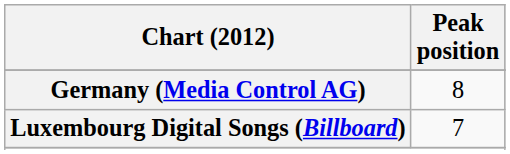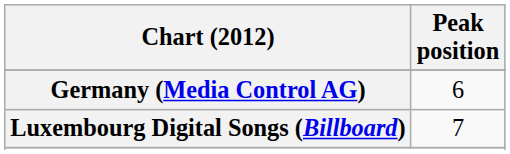(458, 89) 8 -> (458, 89) 6
